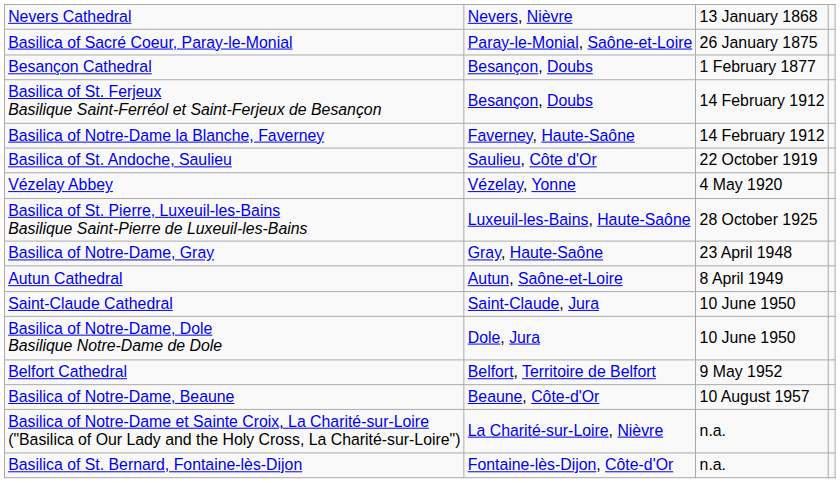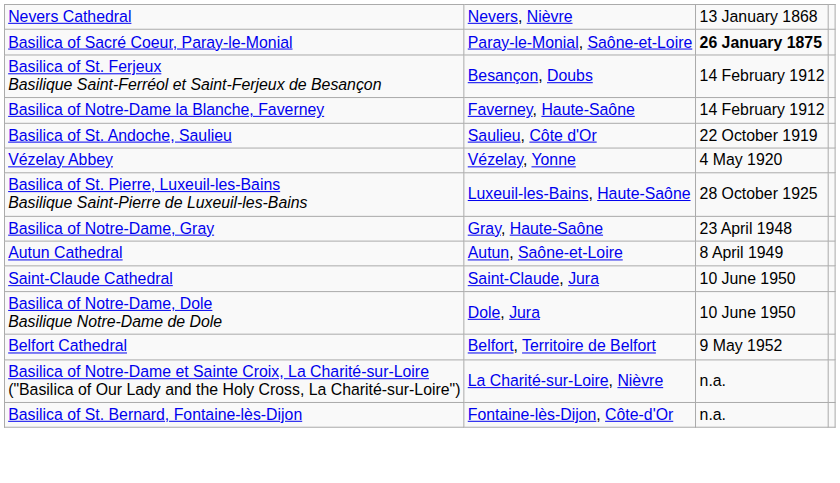(759, 42) normal -> (761, 42) bold
- row: (80, 67)
- row: (121, 397)
